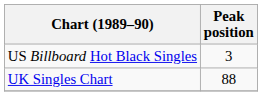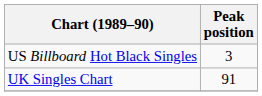(229, 79) 88 -> (229, 79) 91
